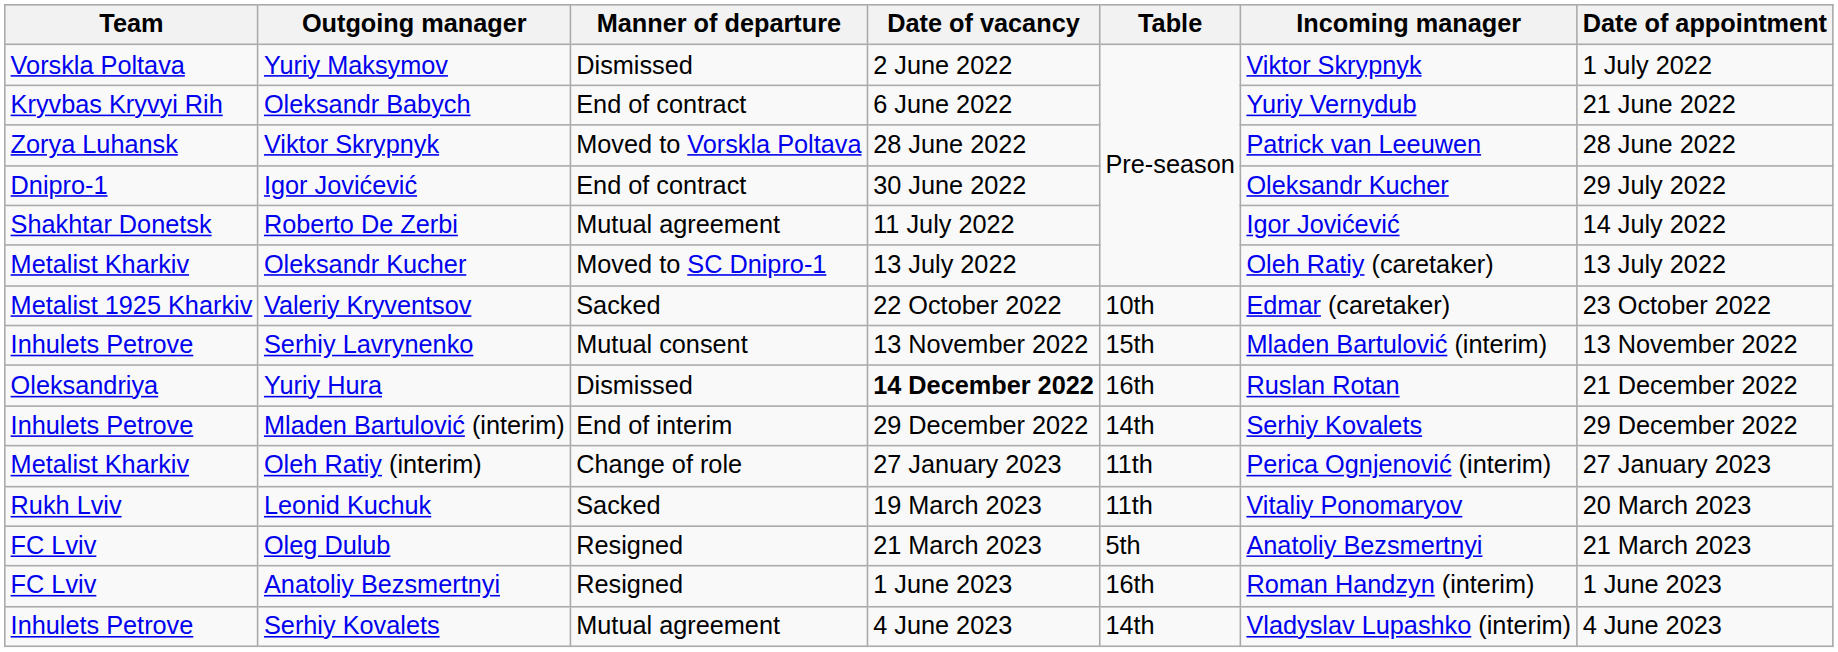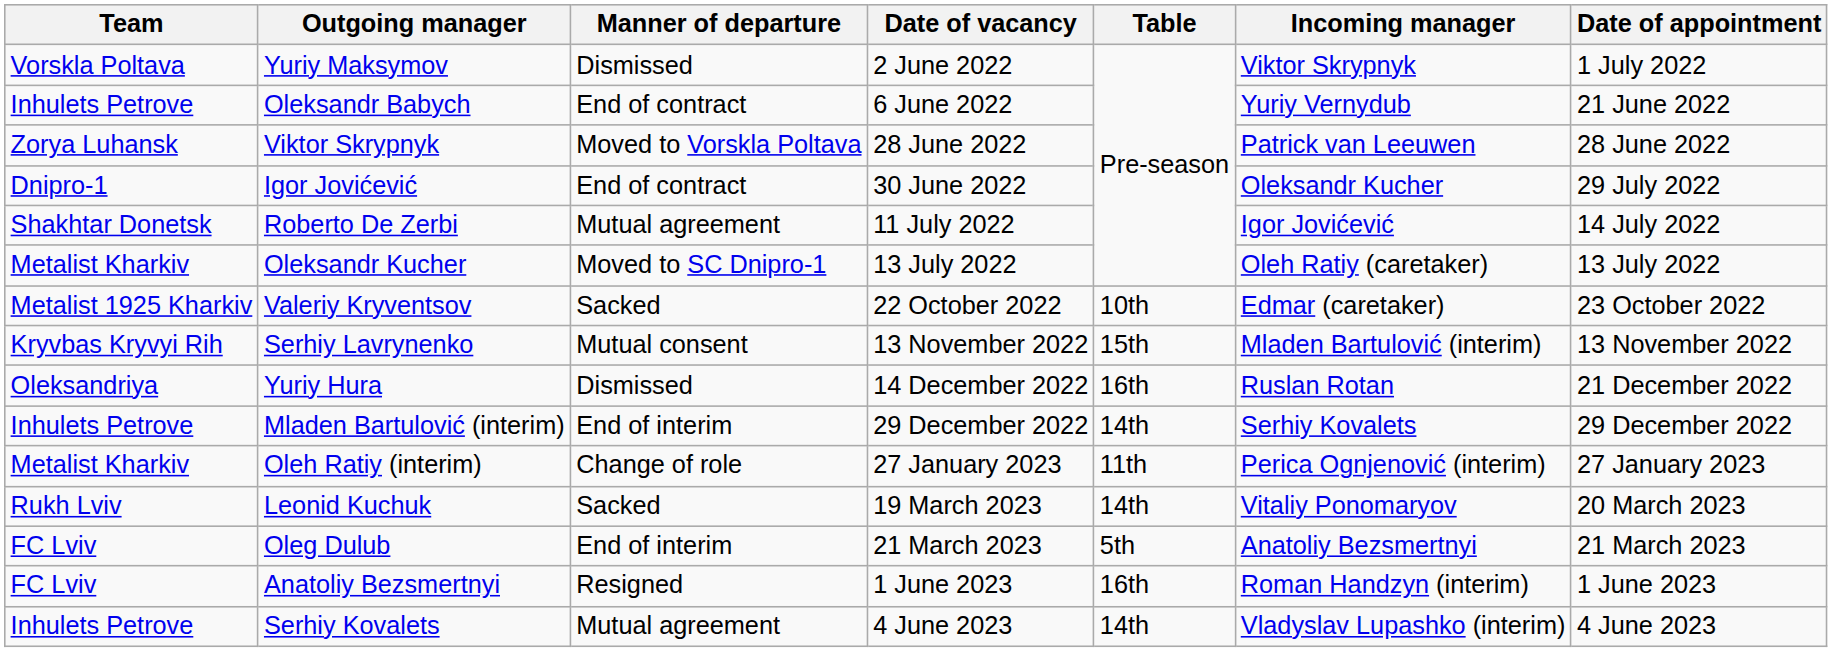(117, 104) Kryvbas Kryvyi Rih -> (102, 104) Inhulets Petrove
(102, 345) Inhulets Petrove -> (117, 345) Kryvbas Kryvyi Rih
(984, 385) bold -> (981, 385) normal
(1129, 505) 11th -> (1124, 505) 14th
(630, 545) Resigned -> (654, 545) End of interim
